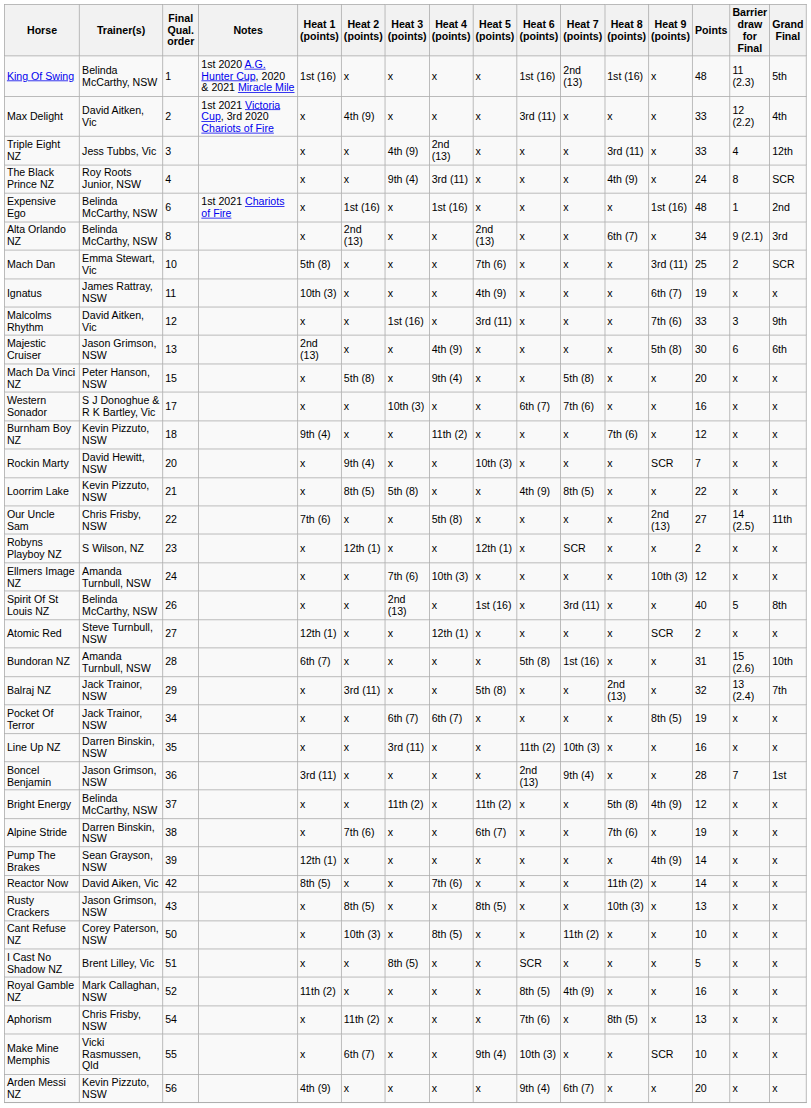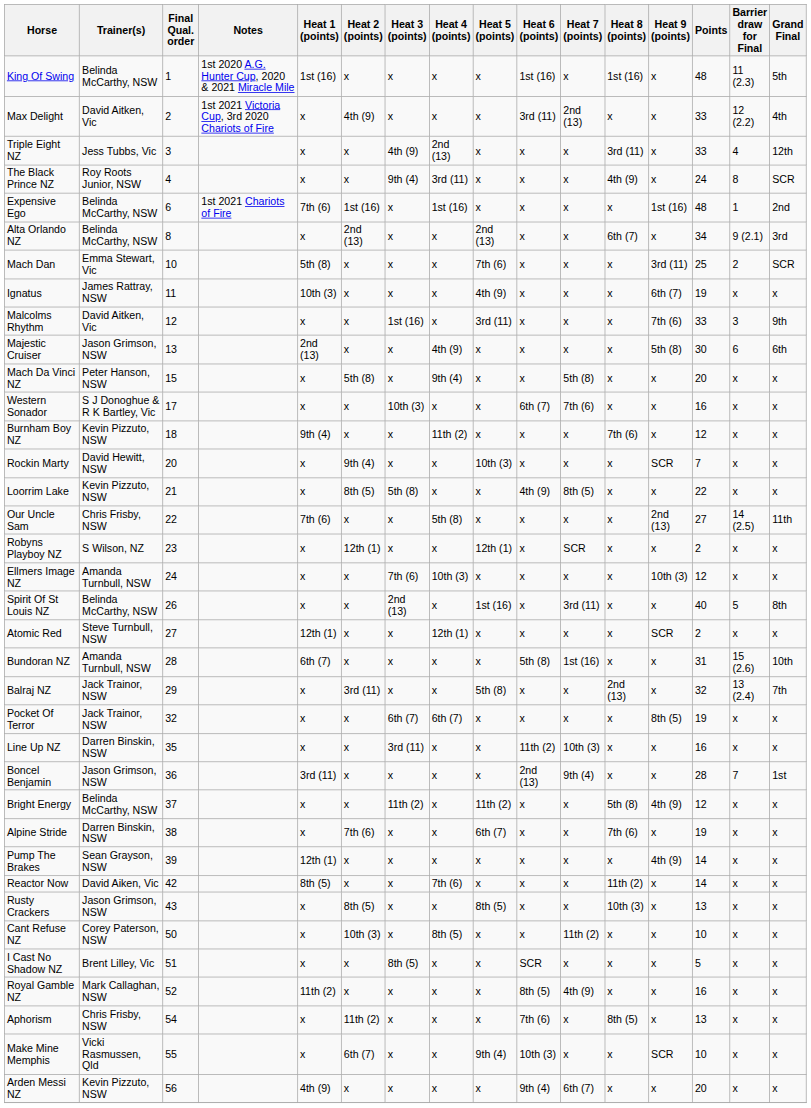(573, 76) 2nd (13) -> (566, 76) x
(566, 116) x -> (573, 116) 2nd (13)
(303, 207) x -> (315, 207) 7th (6)
(171, 719) 34 -> (171, 719) 32
